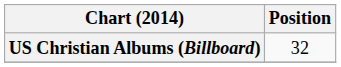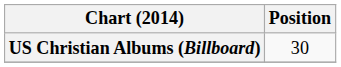(300, 47) 32 -> (300, 47) 30
